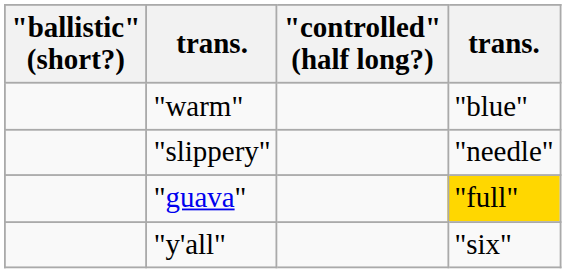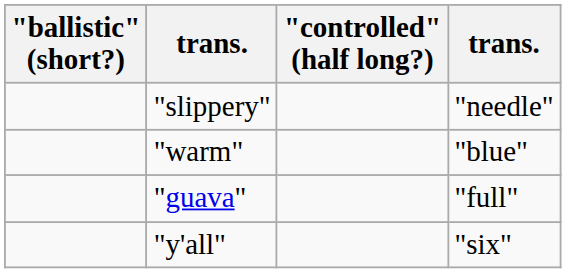rows swapped: (198, 105) <-> (212, 151)
(486, 197) gold background -> (486, 197) no background
